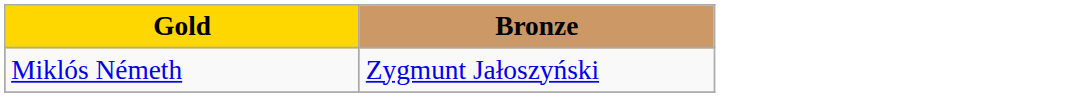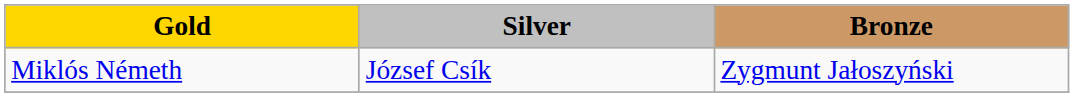+ column: (537, 26)
